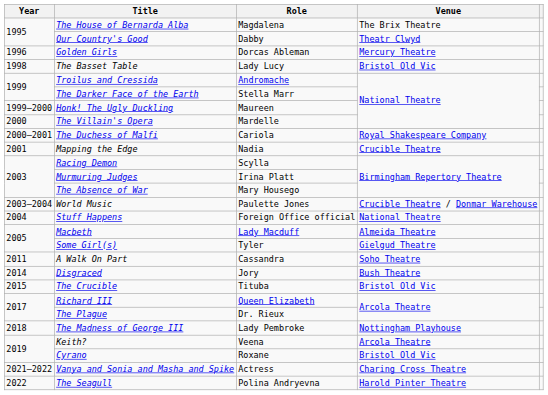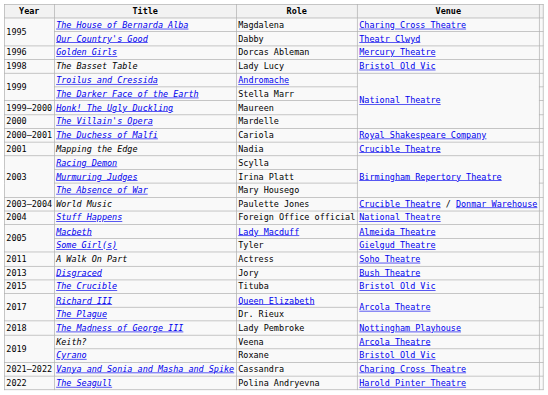(400, 25) The Brix Theatre -> (413, 25) Charing Cross Theatre
(261, 259) Cassandra -> (256, 259) Actress
(17, 273) 2014 -> (17, 273) 2013
(256, 369) Actress -> (261, 369) Cassandra
